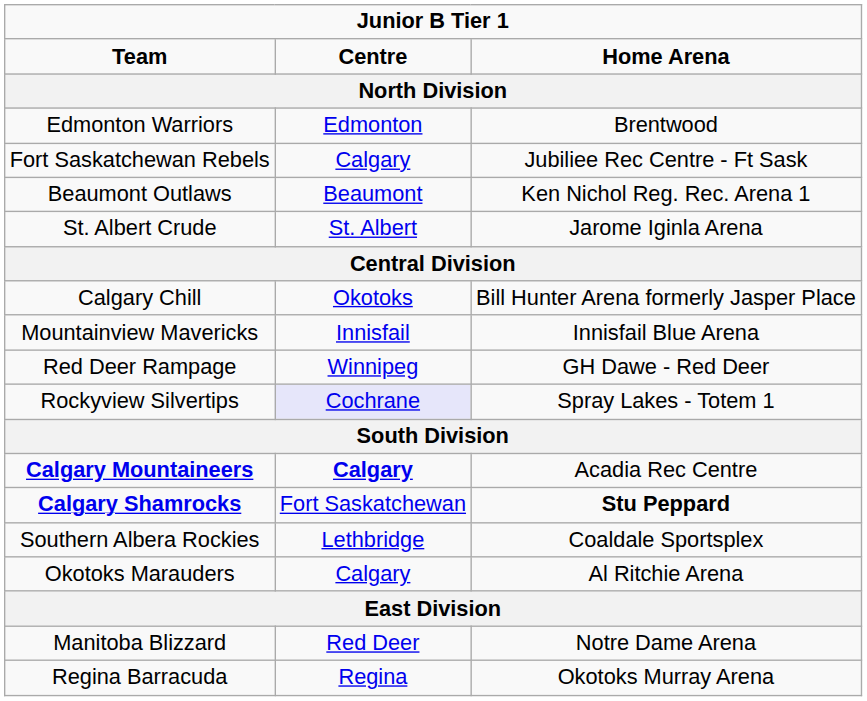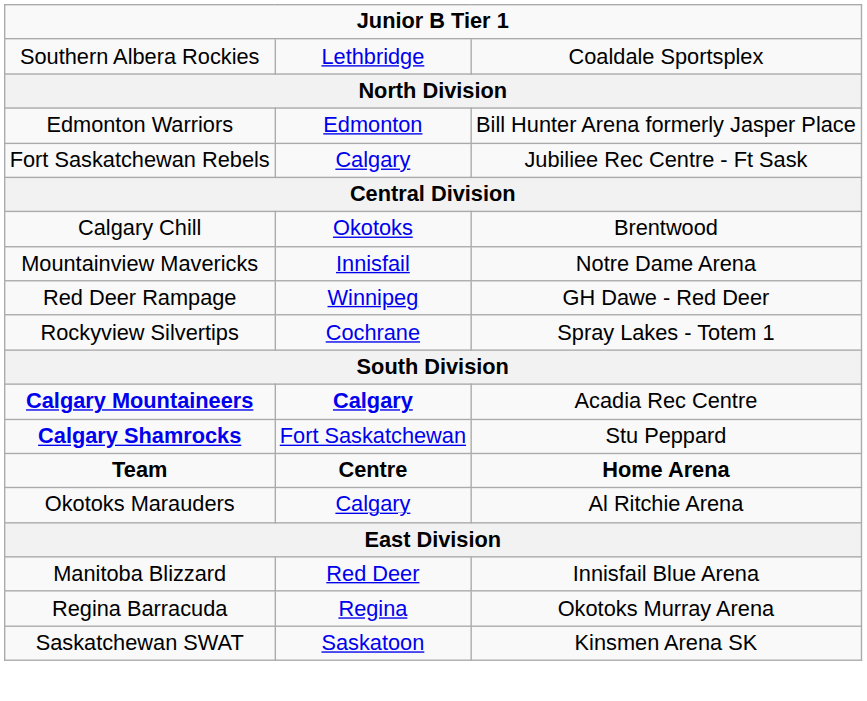rows swapped: (140, 56) <-> (140, 539)
(666, 125) Brentwood -> (666, 125) Bill Hunter Arena formerly Jasper Place
- row: (140, 194)
- row: (140, 228)
(666, 297) Bill Hunter Arena formerly Jasper Place -> (666, 228) Brentwood
(666, 332) Innisfail Blue Arena -> (666, 263) Notre Dame Arena
(373, 401) lavender background -> (373, 332) no background
(666, 504) bold -> (666, 435) normal
(666, 642) Notre Dame Arena -> (666, 573) Innisfail Blue Arena
+ row: (140, 642)
